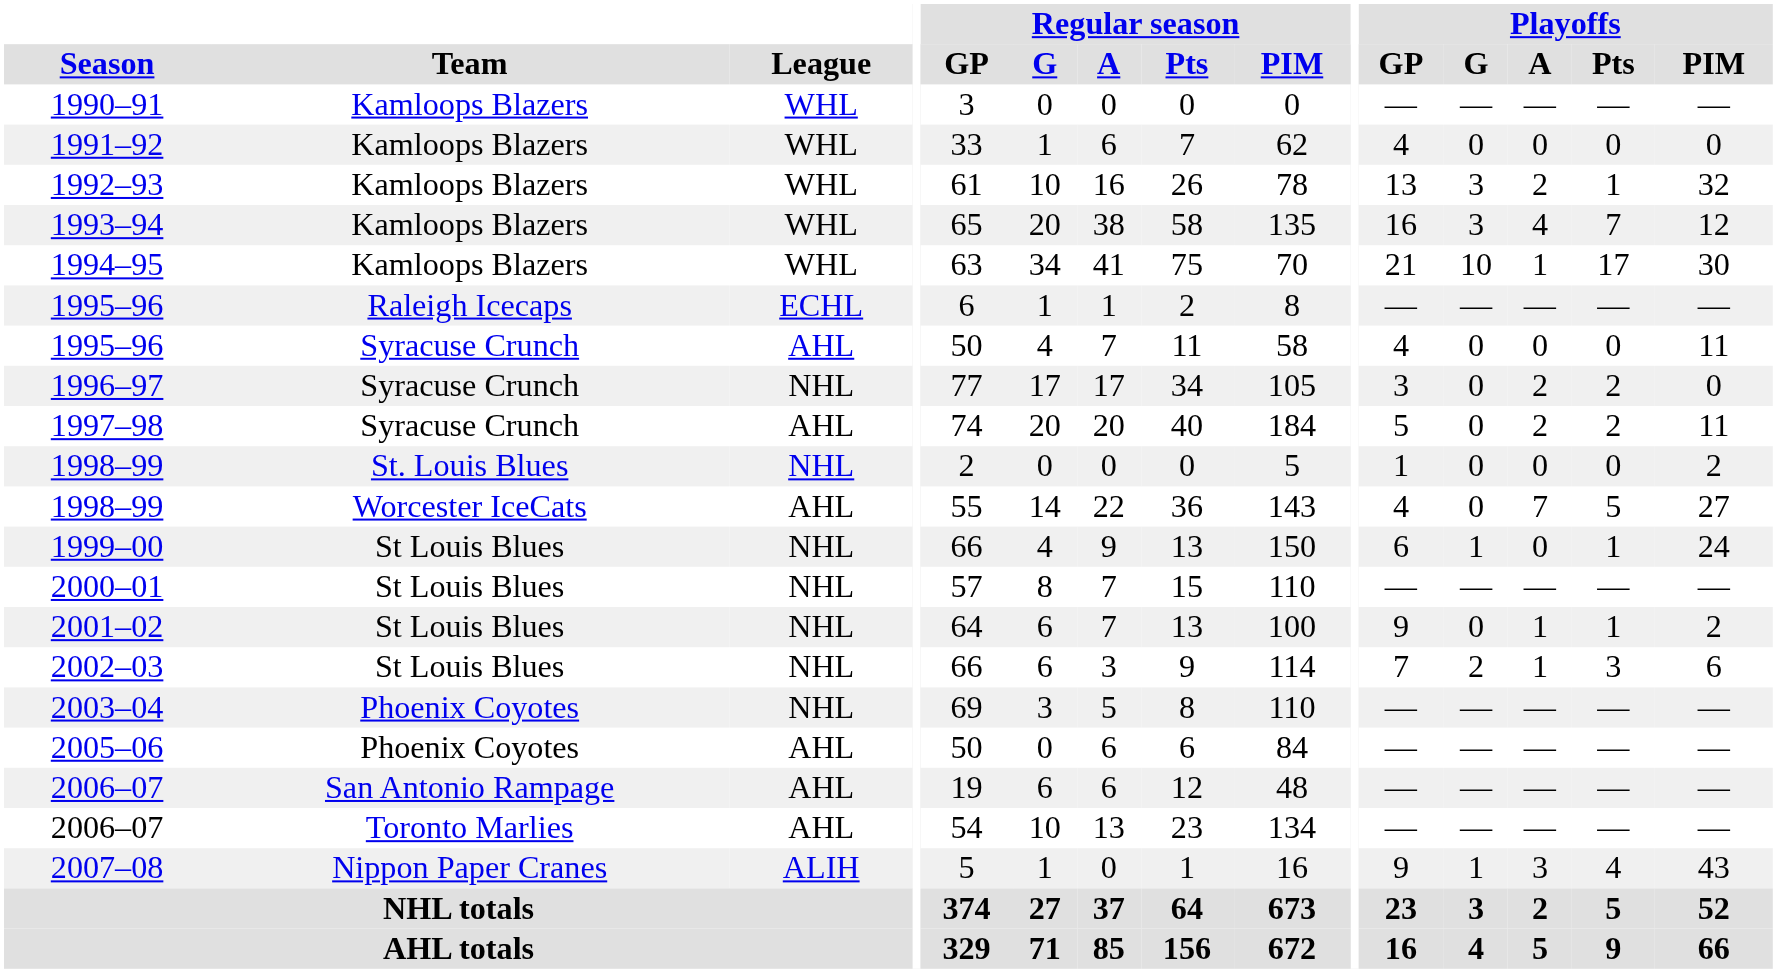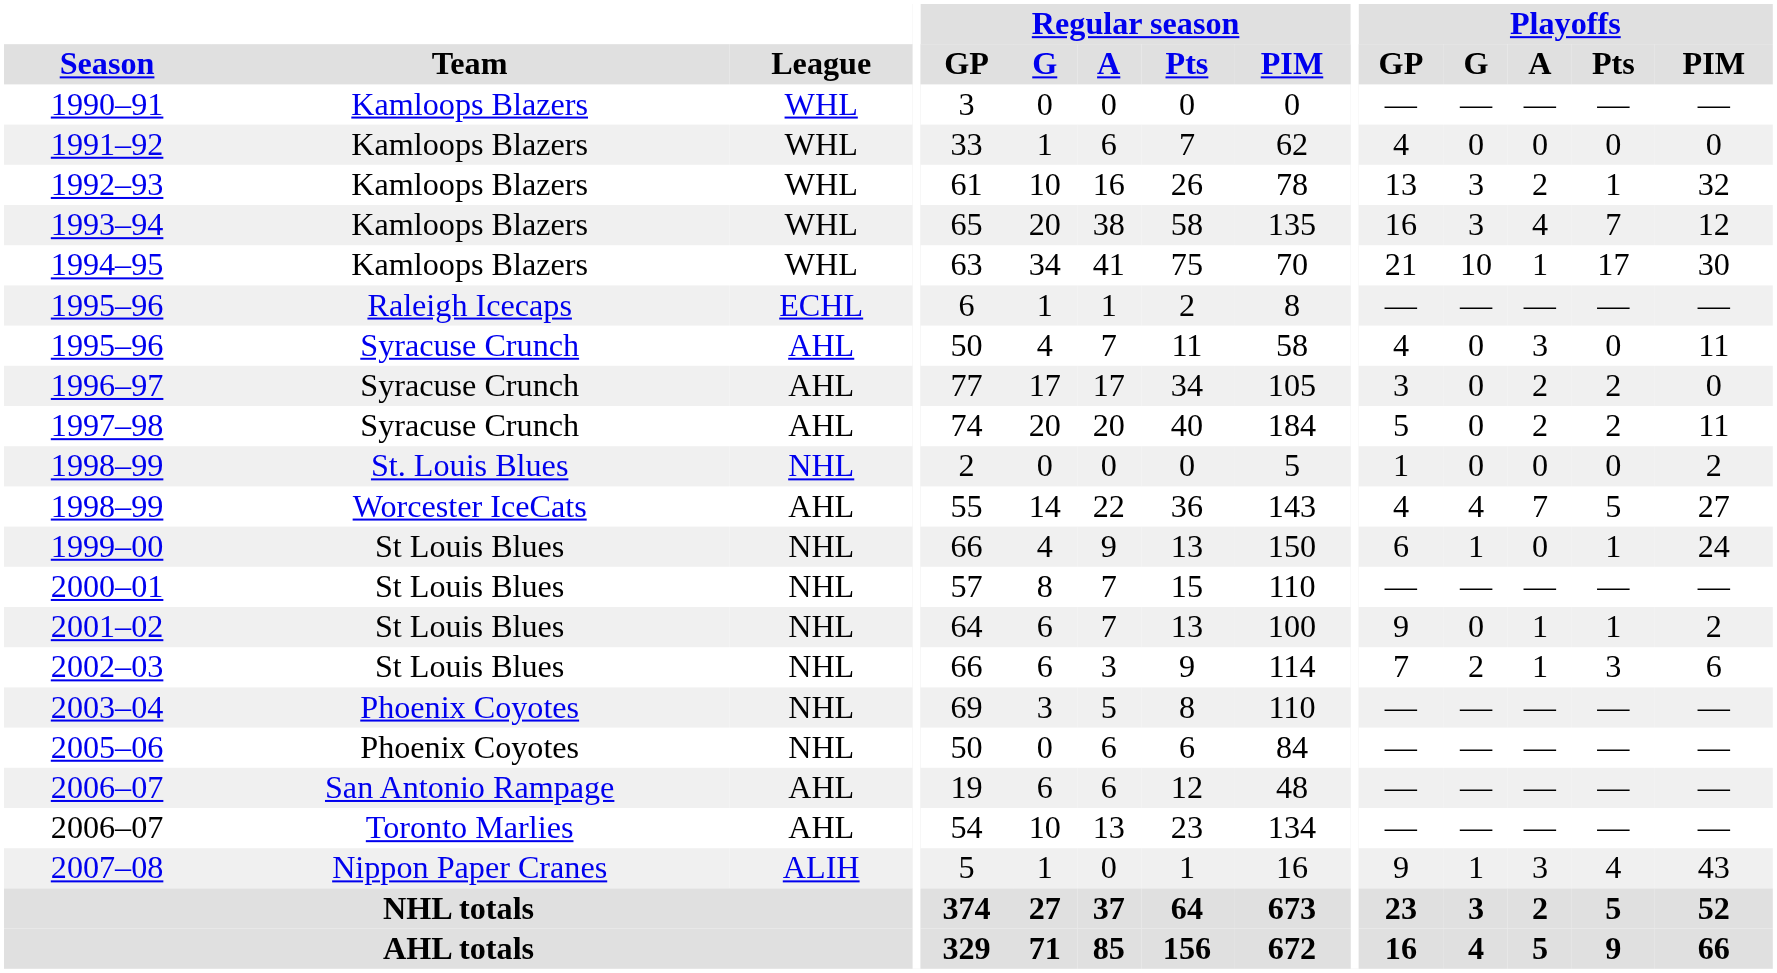(1540, 345) 0 -> (1540, 345) 3
(821, 385) NHL -> (821, 385) AHL
(1476, 505) 0 -> (1476, 505) 4
(821, 747) AHL -> (821, 747) NHL
